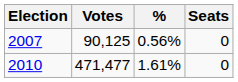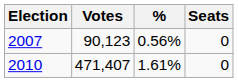(107, 41) 90,125 -> (107, 41) 90,123
(103, 65) 471,477 -> (103, 65) 471,407
